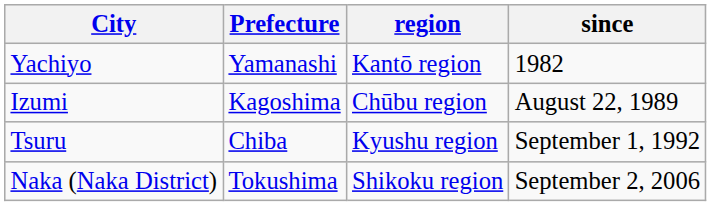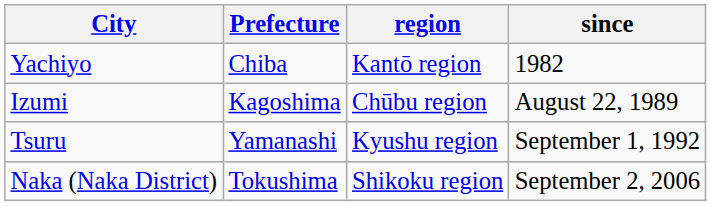(283, 63) Yamanashi -> (258, 63) Chiba
(258, 141) Chiba -> (283, 141) Yamanashi
